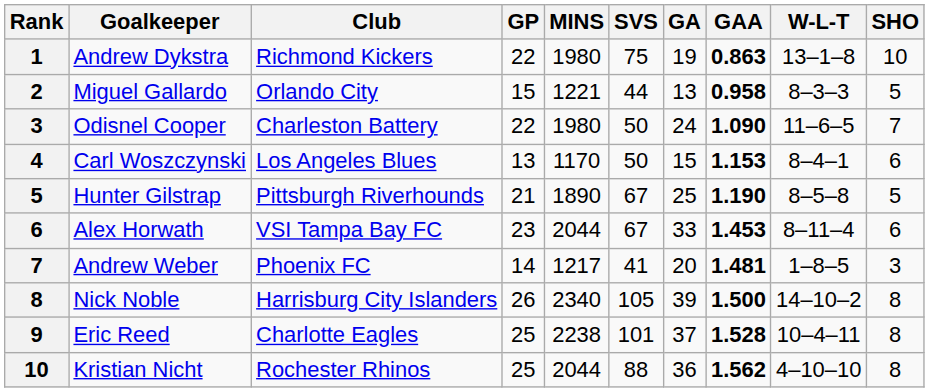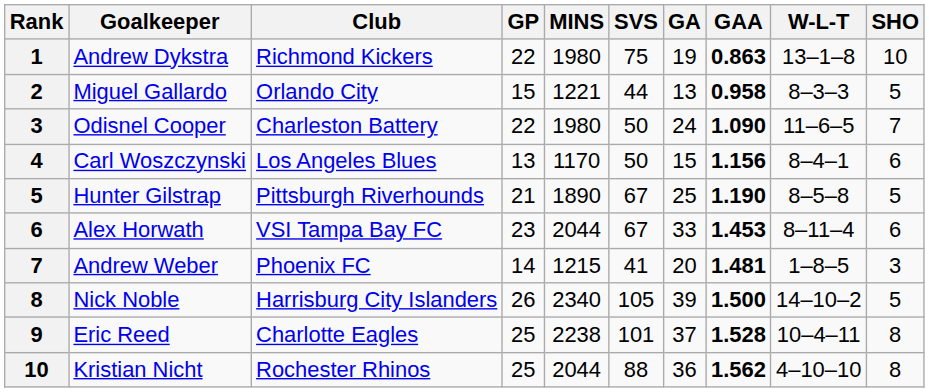(738, 160) 1.153 -> (738, 160) 1.156
(577, 265) 1217 -> (577, 265) 1215
(895, 299) 8 -> (895, 299) 5
